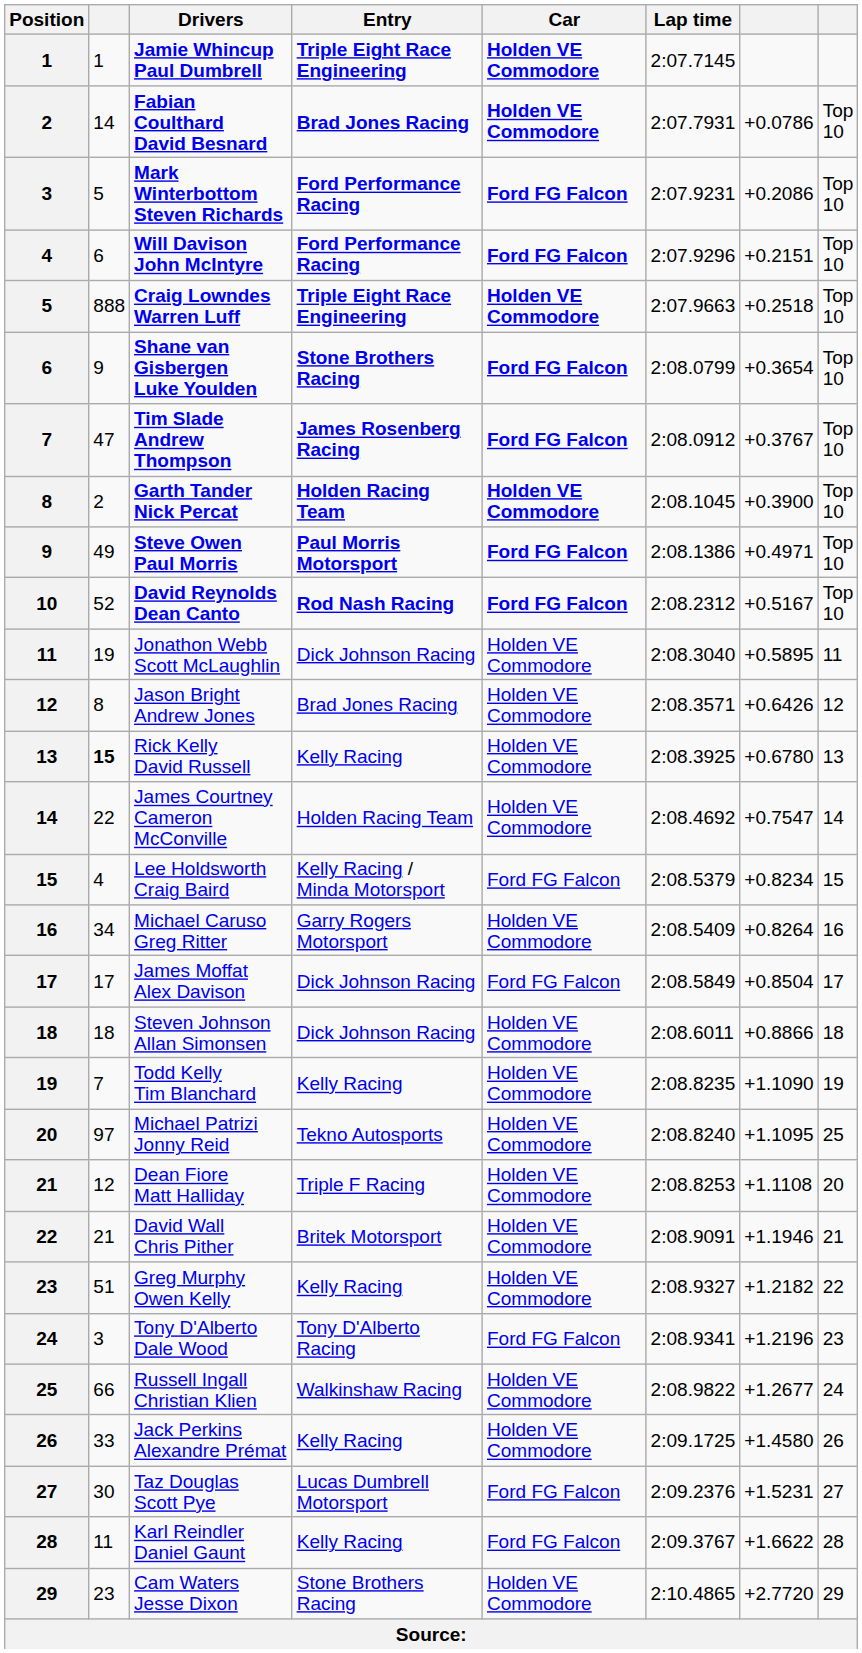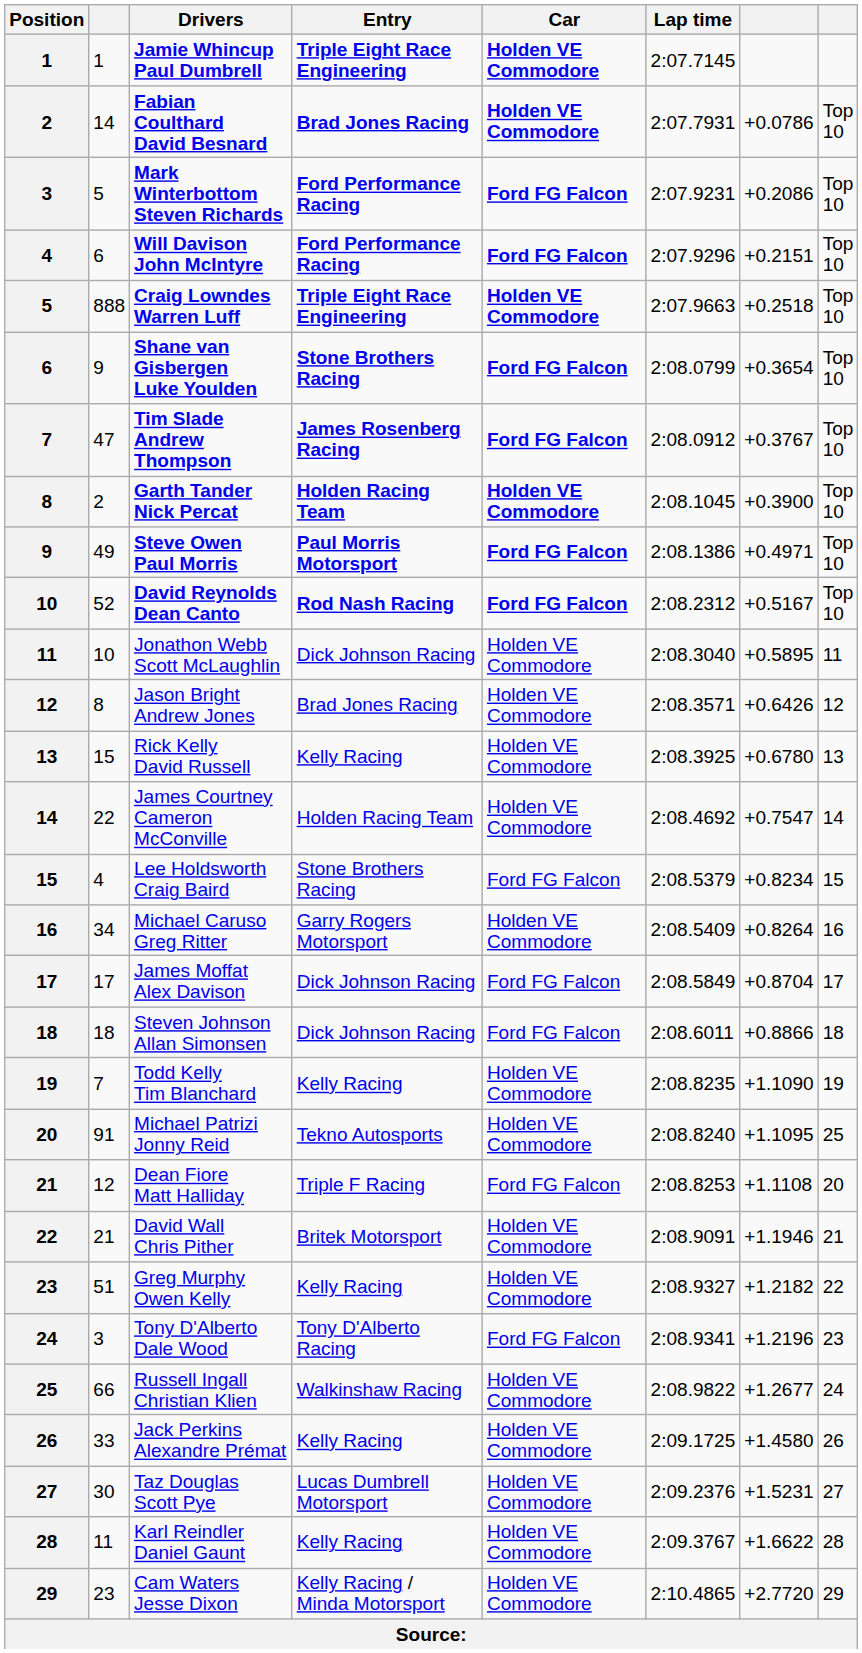(104, 654) 19 -> (104, 654) 10
(104, 756) bold -> (104, 756) normal
(371, 879) Kelly Racing / Minda Motorsport -> (360, 879) Stone Brothers Racing
(779, 981) +0.8504 -> (779, 981) +0.8704
(539, 1032) Holden VE Commodore -> (554, 1032) Ford FG Falcon
(104, 1134) 97 -> (104, 1134) 91
(539, 1185) Holden VE Commodore -> (554, 1185) Ford FG Falcon
(554, 1491) Ford FG Falcon -> (539, 1491) Holden VE Commodore
(554, 1542) Ford FG Falcon -> (539, 1542) Holden VE Commodore
(360, 1593) Stone Brothers Racing -> (371, 1593) Kelly Racing / Minda Motorsport
